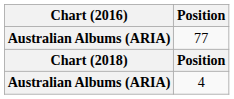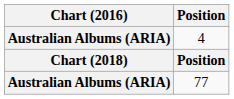rows swapped: (201, 82) <-> (201, 37)
